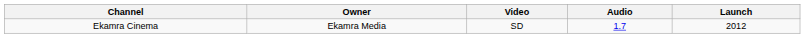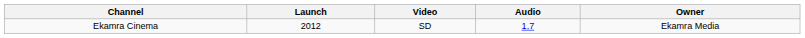columns swapped: (736, 12) <-> (357, 12)
